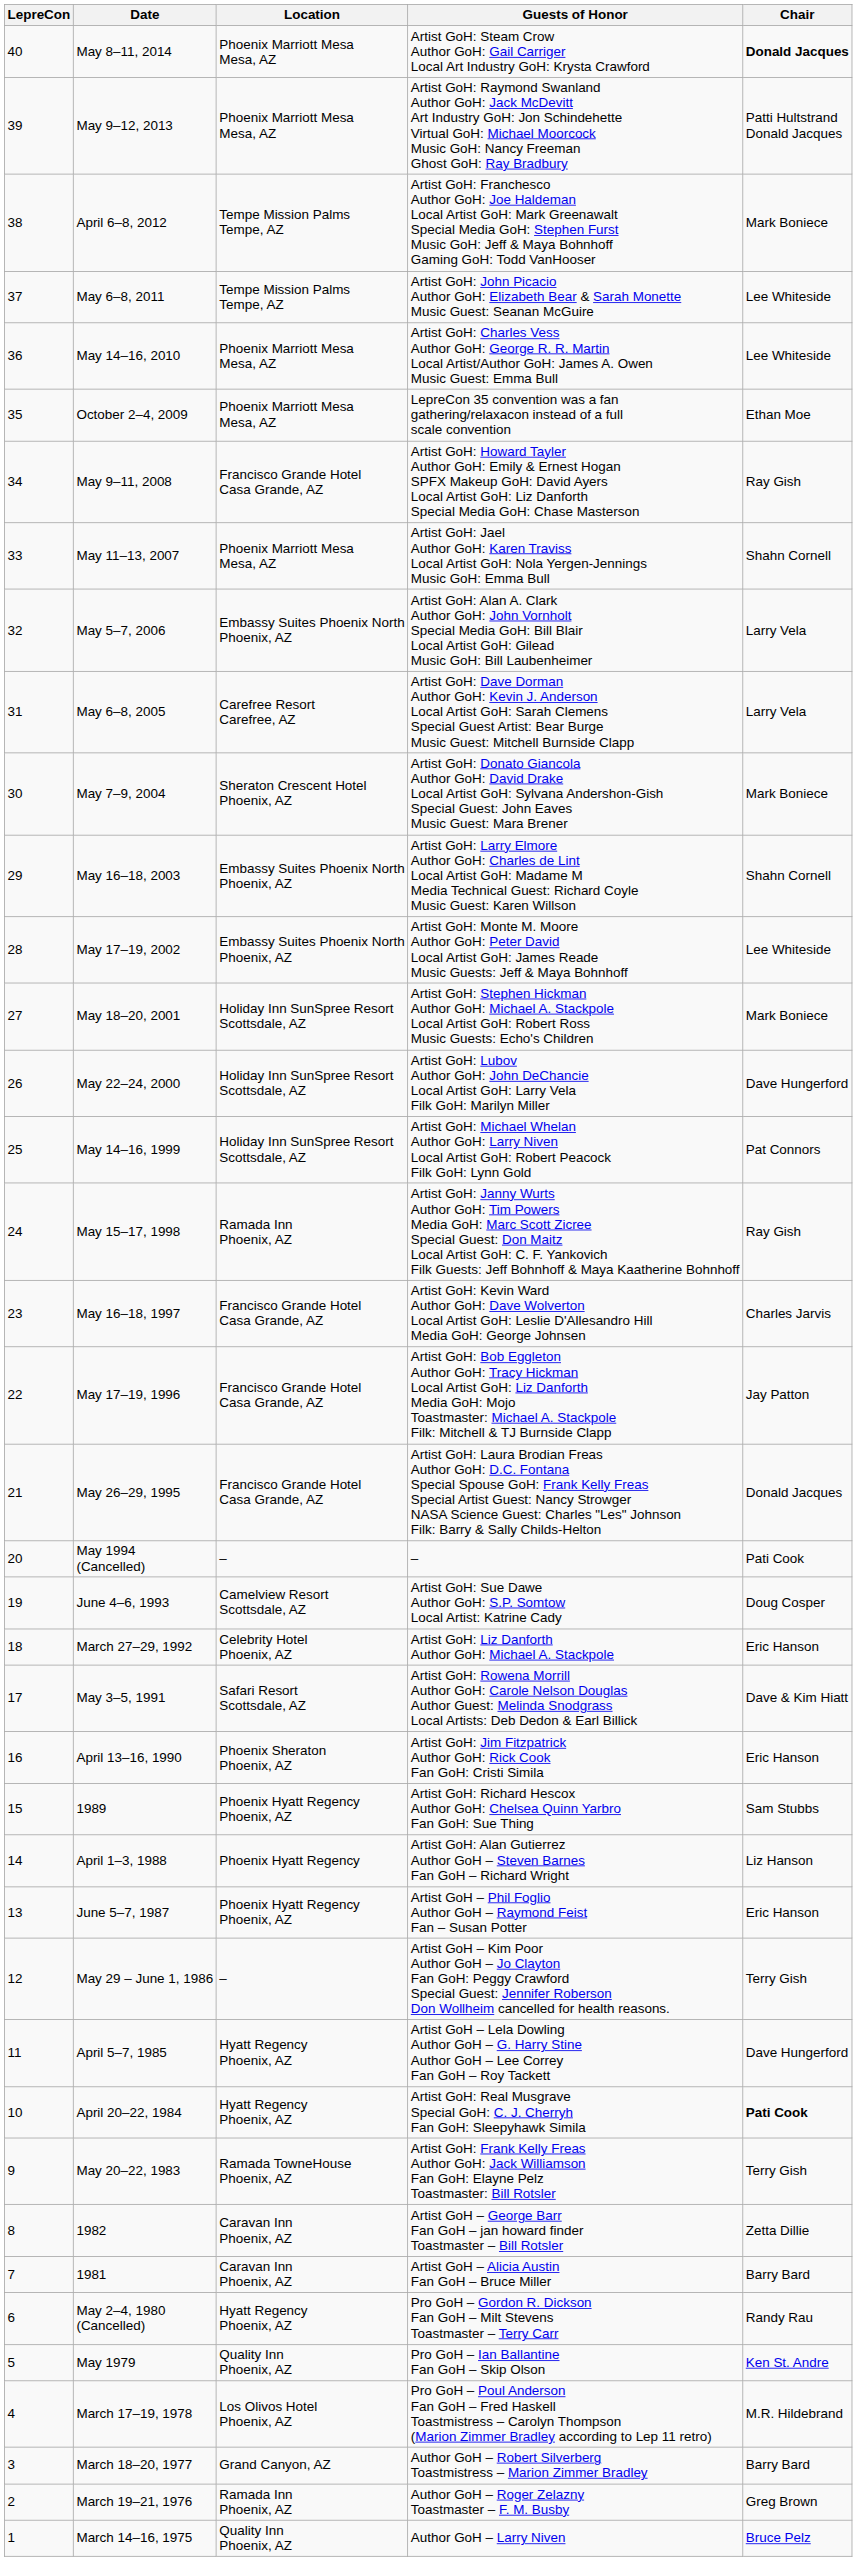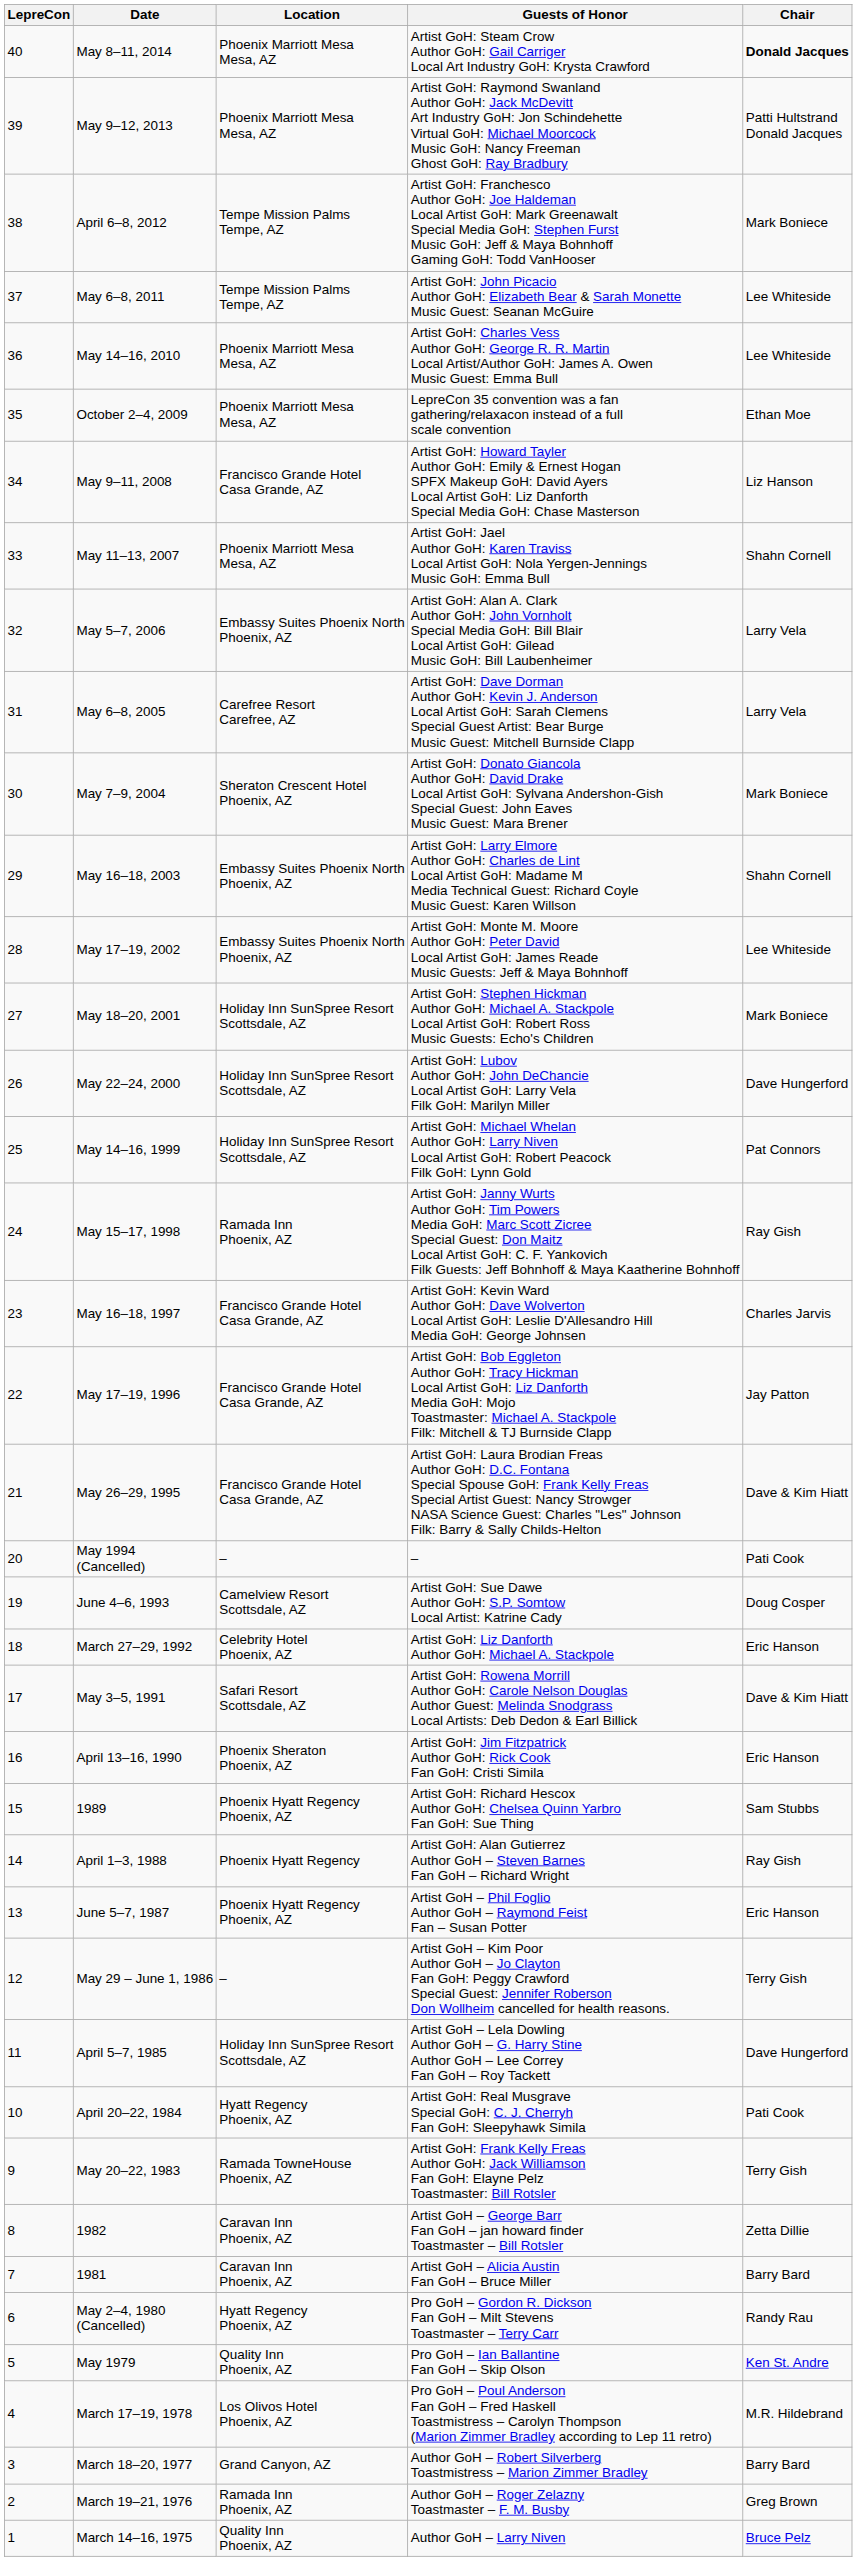(773, 481) Ray Gish -> (779, 481) Liz Hanson
(794, 1492) Donald Jacques -> (797, 1492) Dave & Kim Hiatt
(779, 1860) Liz Hanson -> (773, 1860) Ray Gish
(263, 2053) Hyatt Regency Phoenix, AZ -> (306, 2053) Holiday Inn SunSpree Resort Scottsdale, AZ
(777, 2112) bold -> (775, 2112) normal
